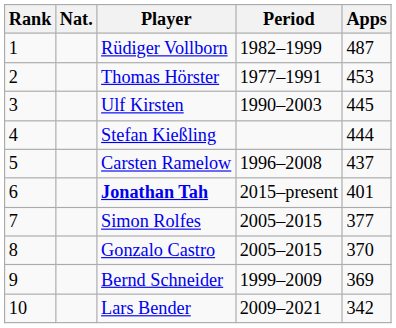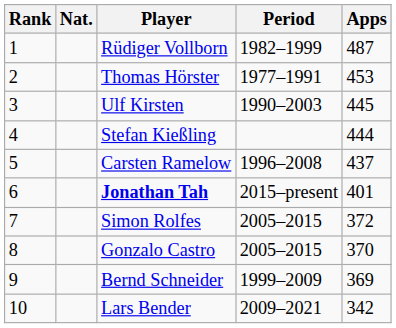(360, 221) 377 -> (360, 221) 372
